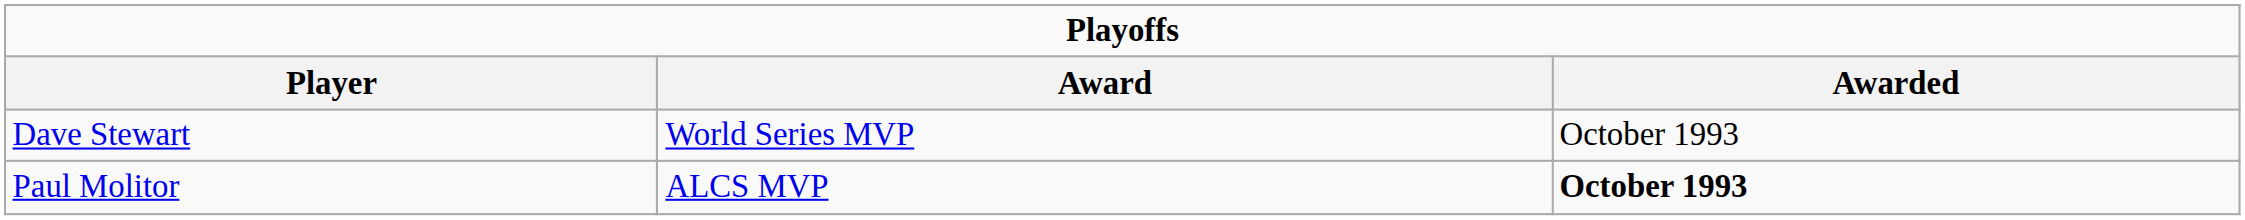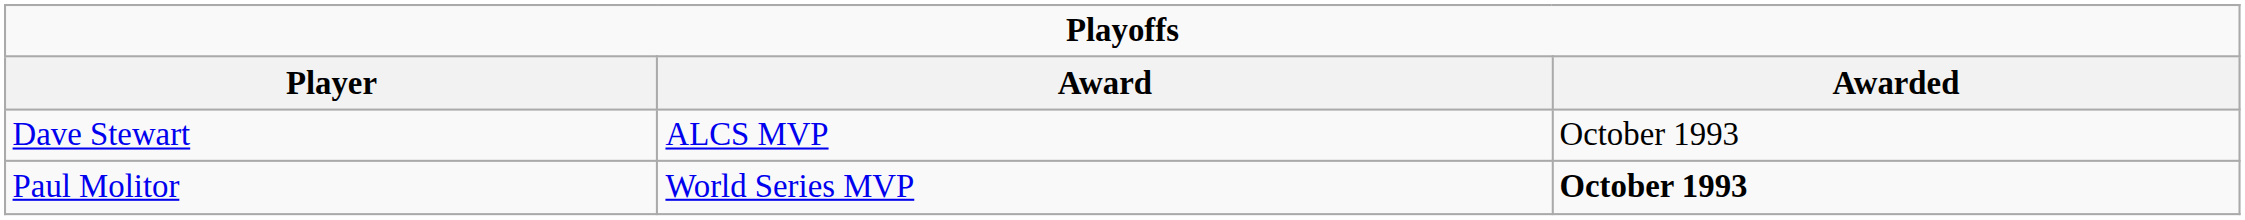(790, 134) World Series MVP -> (747, 134) ALCS MVP
(747, 186) ALCS MVP -> (790, 186) World Series MVP
